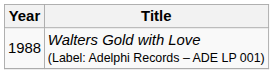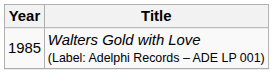(24, 48) 1988 -> (24, 48) 1985
